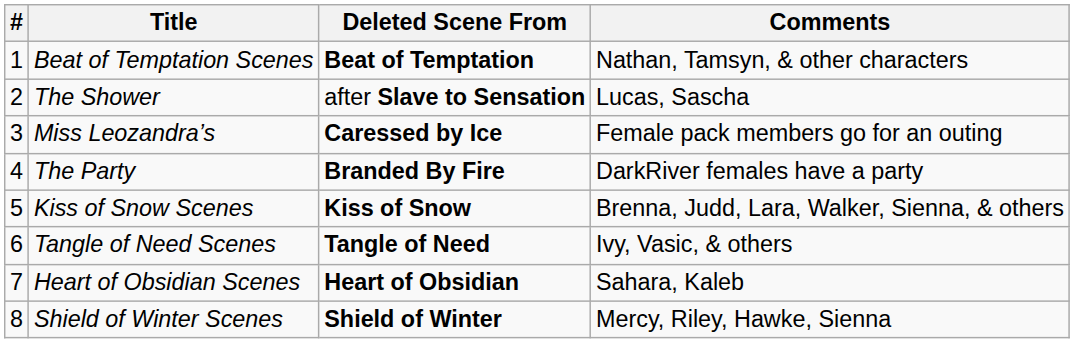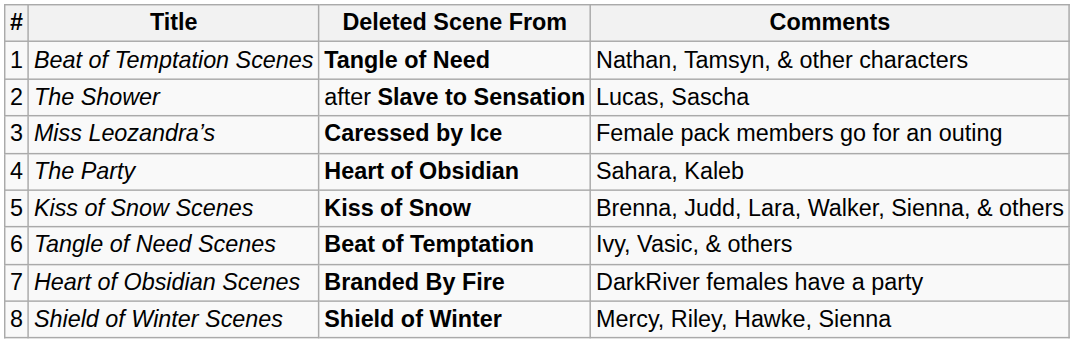(429, 60) Beat of Temptation -> (407, 60) Tangle of Need
(415, 171) Branded By Fire -> (422, 171) Heart of Obsidian
(760, 171) DarkRiver females have a party -> (670, 171) Sahara, Kaleb
(407, 245) Tangle of Need -> (429, 245) Beat of Temptation
(422, 282) Heart of Obsidian -> (415, 282) Branded By Fire
(670, 282) Sahara, Kaleb -> (760, 282) DarkRiver females have a party
